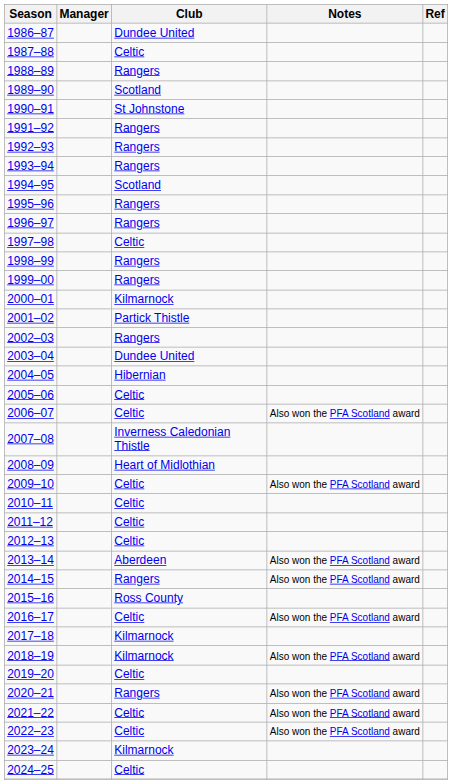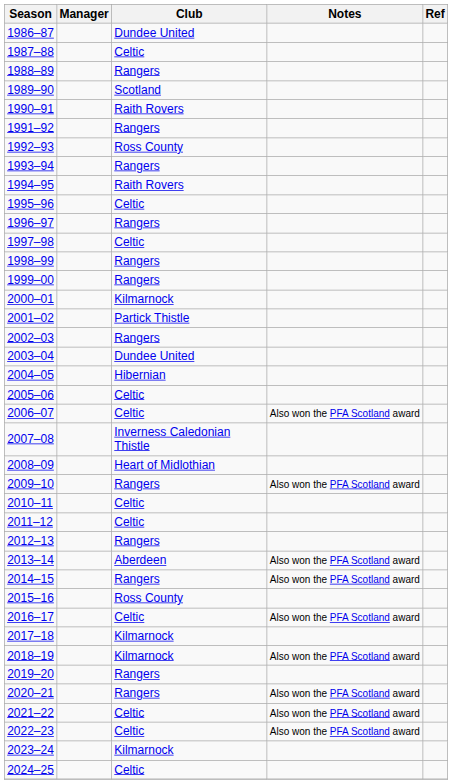(149, 109) St Johnstone -> (149, 109) Raith Rovers
(137, 147) Rangers -> (149, 147) Ross County
(138, 185) Scotland -> (149, 185) Raith Rovers
(137, 204) Rangers -> (129, 204) Celtic
(129, 484) Celtic -> (137, 484) Rangers
(129, 541) Celtic -> (137, 541) Rangers
(129, 674) Celtic -> (137, 674) Rangers
